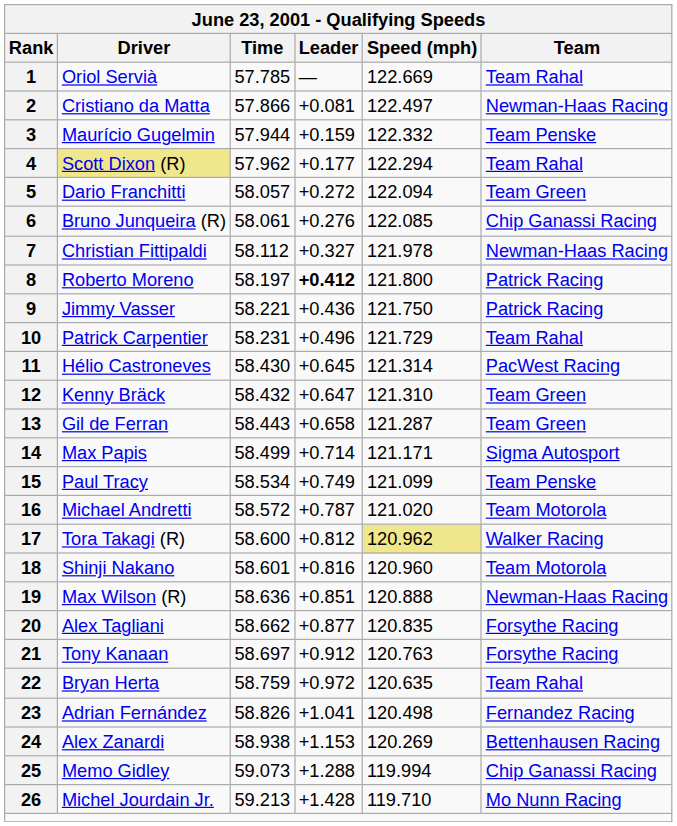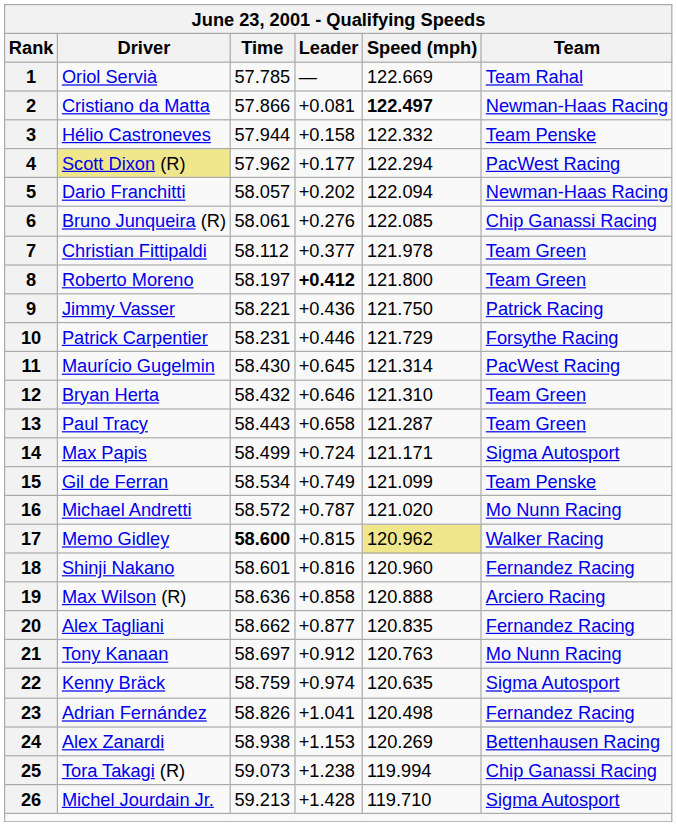(400, 106) normal -> (400, 106) bold
(138, 135) Maurício Gugelmin -> (136, 135) Hélio Castroneves
(327, 135) +0.159 -> (327, 135) +0.158
(534, 164) Team Rahal -> (553, 164) PacWest Racing
(327, 192) +0.272 -> (327, 192) +0.202
(536, 192) Team Green -> (577, 192) Newman-Haas Racing
(327, 250) +0.327 -> (327, 250) +0.377
(577, 250) Newman-Haas Racing -> (536, 250) Team Green
(545, 279) Patrick Racing -> (536, 279) Team Green
(327, 337) +0.496 -> (327, 337) +0.446
(534, 337) Team Rahal -> (552, 337) Forsythe Racing
(136, 366) Hélio Castroneves -> (138, 366) Maurício Gugelmin
(114, 395) Kenny Bräck -> (111, 395) Bryan Herta
(327, 395) +0.647 -> (327, 395) +0.646
(115, 423) Gil de Ferran -> (105, 423) Paul Tracy
(327, 452) +0.714 -> (327, 452) +0.724
(105, 481) Paul Tracy -> (115, 481) Gil de Ferran
(546, 510) Team Motorola -> (554, 510) Mo Nunn Racing
(124, 539) Tora Takagi (R) -> (116, 539) Memo Gidley
(262, 539) normal -> (262, 539) bold
(327, 539) +0.812 -> (327, 539) +0.815
(546, 568) Team Motorola -> (560, 568) Fernandez Racing
(327, 597) +0.851 -> (327, 597) +0.858
(577, 597) Newman-Haas Racing -> (546, 597) Arciero Racing
(552, 626) Forsythe Racing -> (560, 626) Fernandez Racing
(552, 654) Forsythe Racing -> (554, 654) Mo Nunn Racing
(111, 683) Bryan Herta -> (114, 683) Kenny Bräck
(327, 683) +0.972 -> (327, 683) +0.974
(534, 683) Team Rahal -> (553, 683) Sigma Autosport
(116, 770) Memo Gidley -> (124, 770) Tora Takagi (R)
(327, 770) +1.288 -> (327, 770) +1.238
(554, 799) Mo Nunn Racing -> (553, 799) Sigma Autosport
